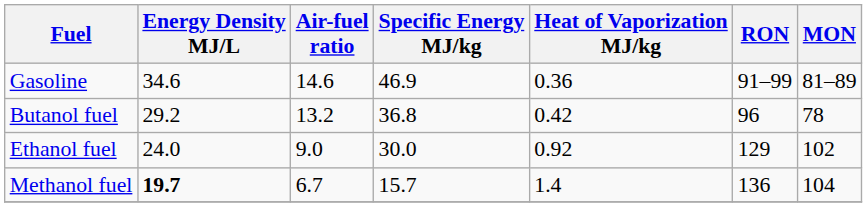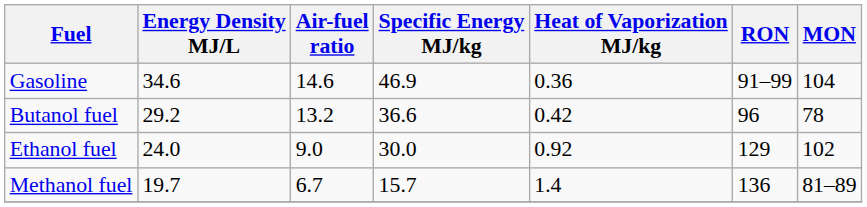(829, 80) 81–89 -> (818, 80) 104
(398, 115) 36.8 -> (398, 115) 36.6
(161, 184) bold -> (161, 184) normal
(818, 184) 104 -> (829, 184) 81–89
